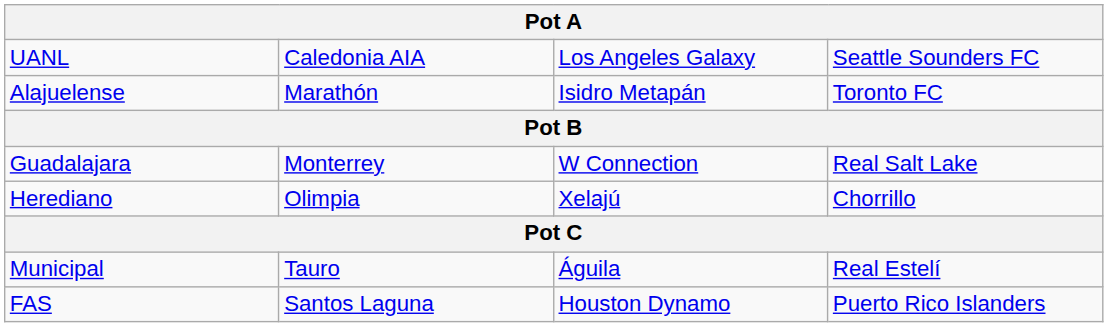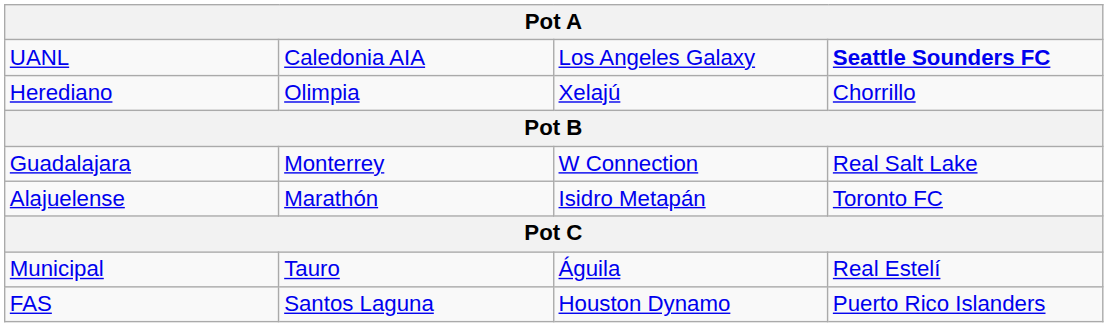(936, 57) normal -> (942, 57) bold
rows swapped: (61, 198) <-> (67, 92)
